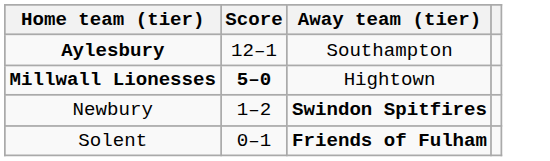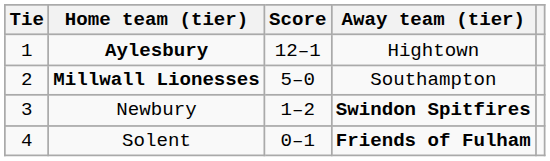+ column: (27, 20)
(390, 50) Southampton -> (433, 50) Hightown
(254, 80) bold -> (298, 80) normal
(390, 80) Hightown -> (433, 80) Southampton
